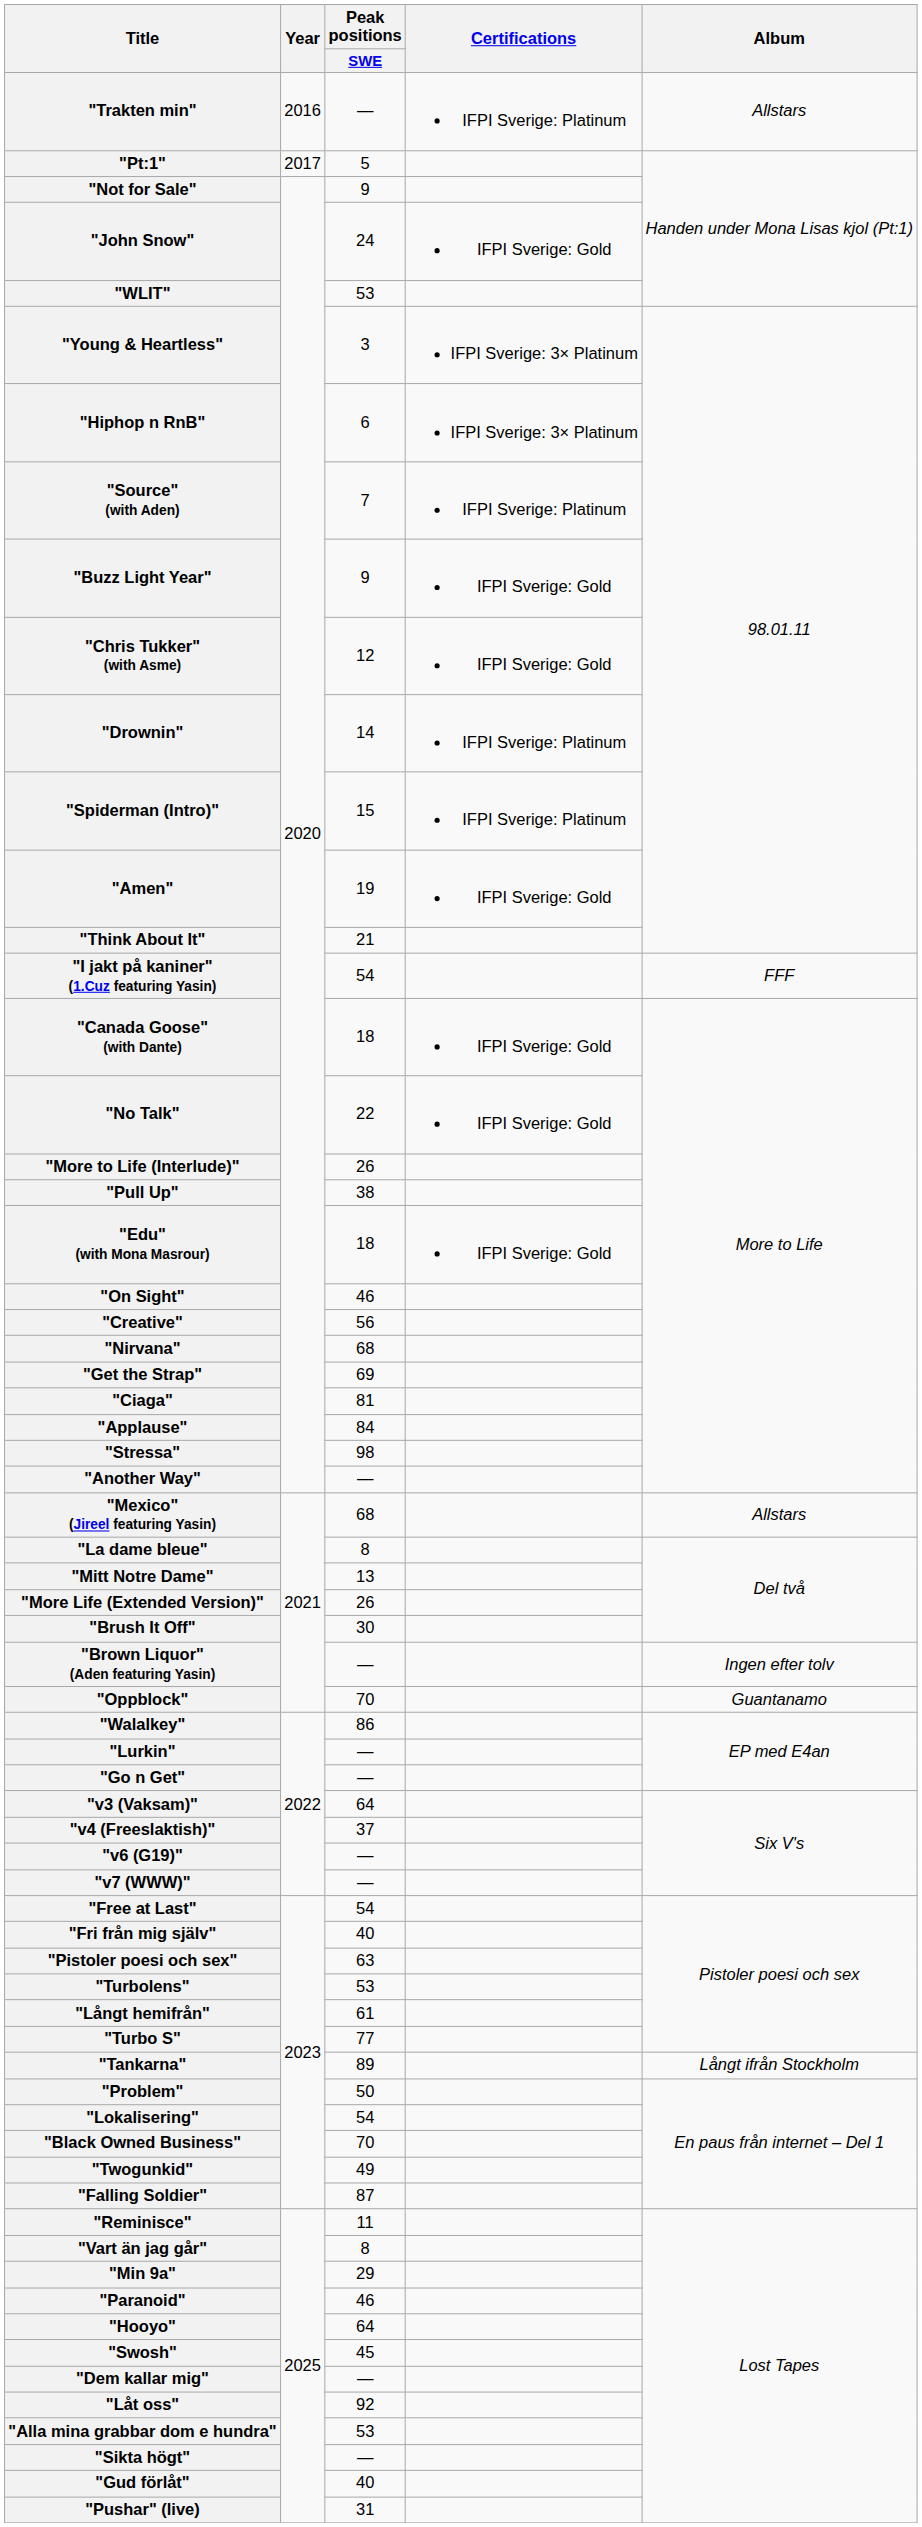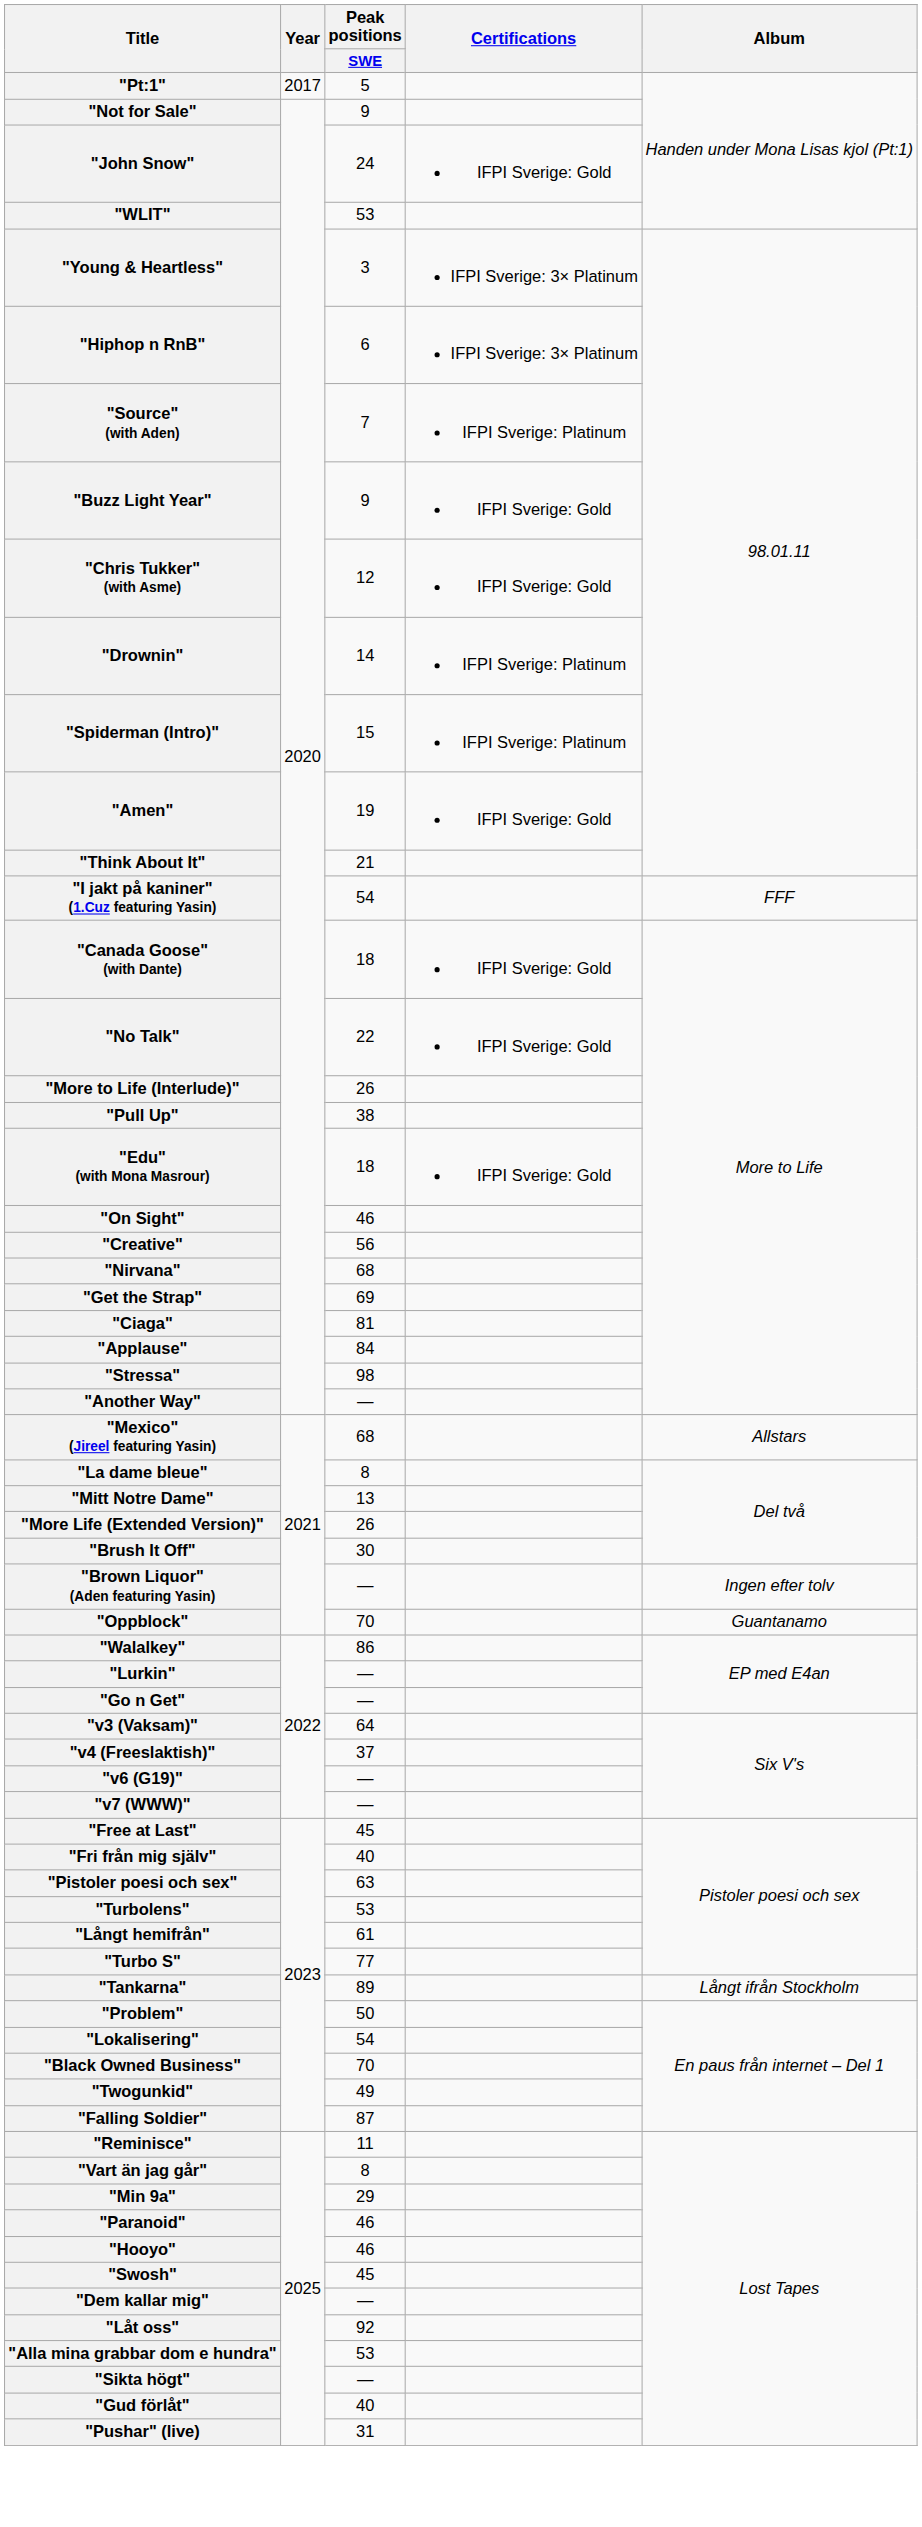- row: (142, 111)
(365, 1908) 54 -> (365, 1830) 45
(365, 2326) 64 -> (365, 2249) 46
